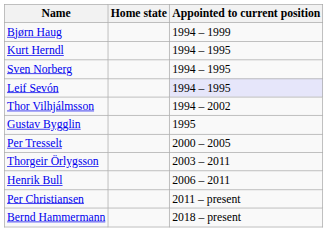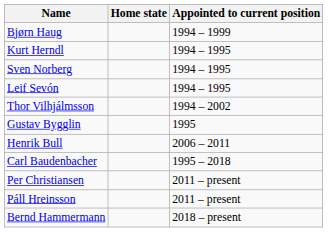(201, 87) lavender background -> (201, 87) no background
- row: (34, 143)
- row: (53, 161)
+ row: (52, 161)
+ row: (41, 198)
